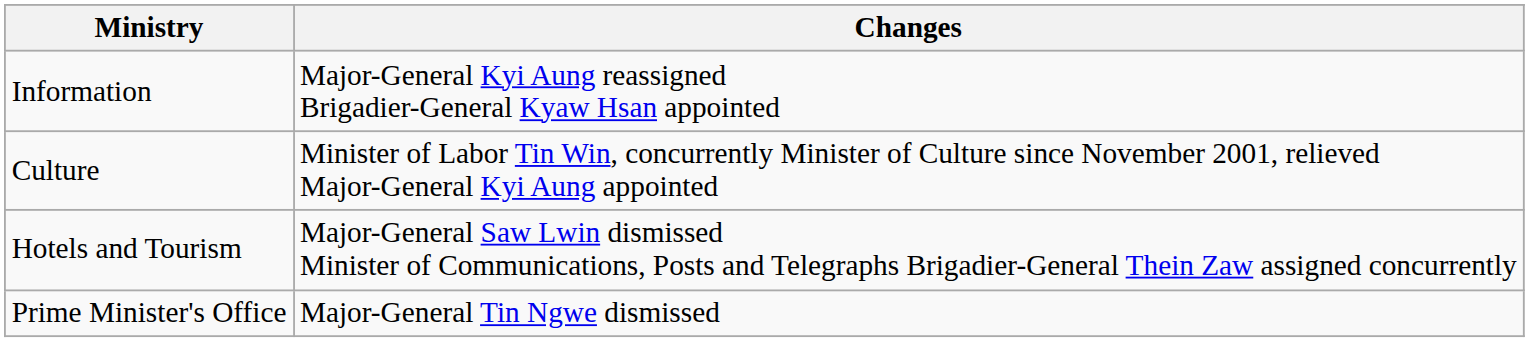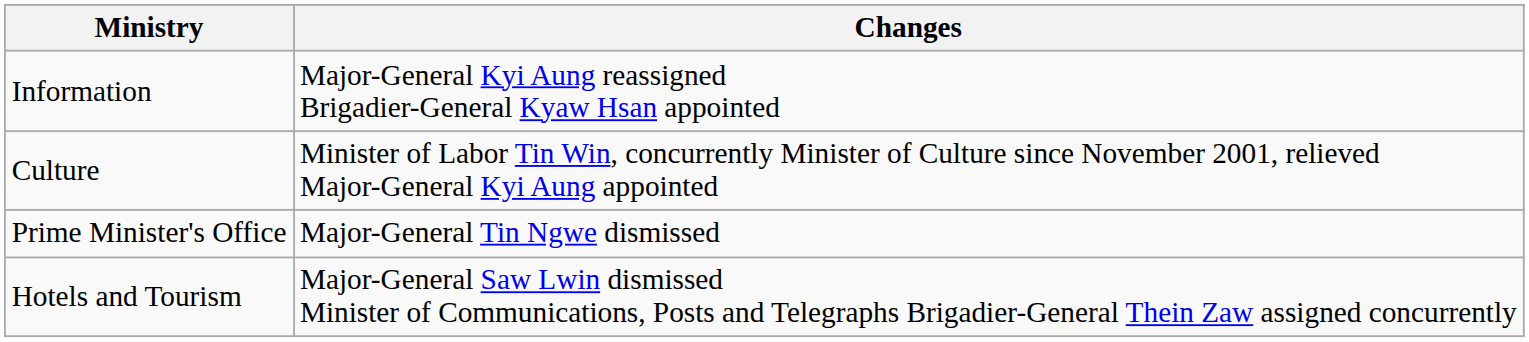rows swapped: (127, 249) <-> (149, 312)
